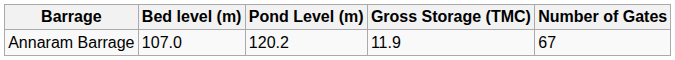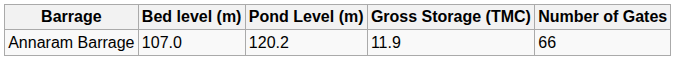(547, 42) 67 -> (547, 42) 66
